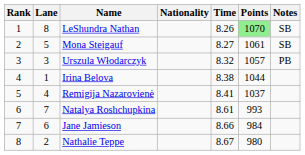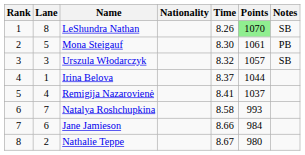(225, 45) 8.27 -> (225, 45) 8.30
(285, 45) SB -> (285, 45) PB
(285, 61) PB -> (285, 61) SB
(225, 77) 8.38 -> (225, 77) 8.37
(225, 110) 8.61 -> (225, 110) 8.58
